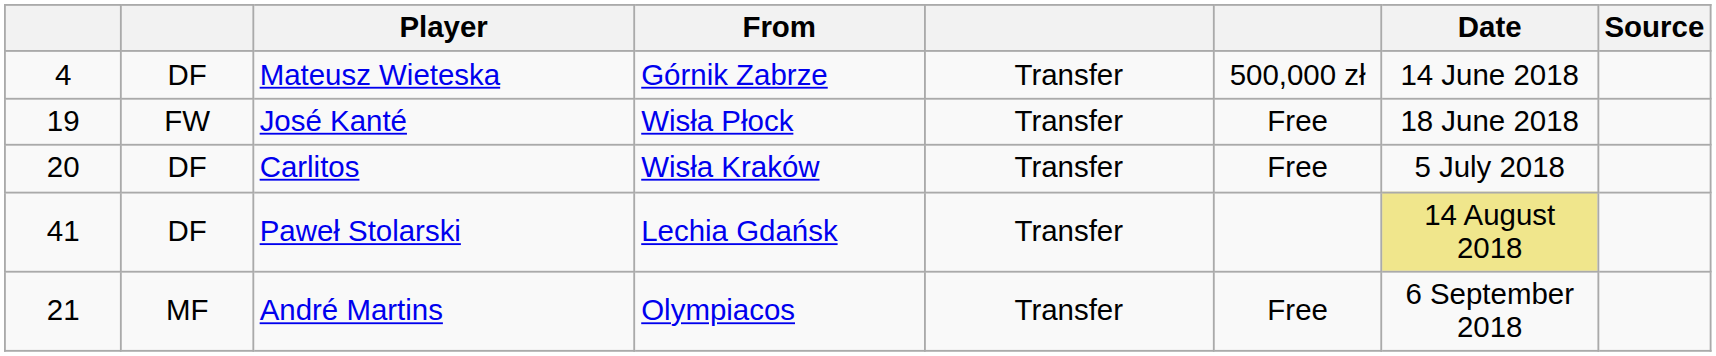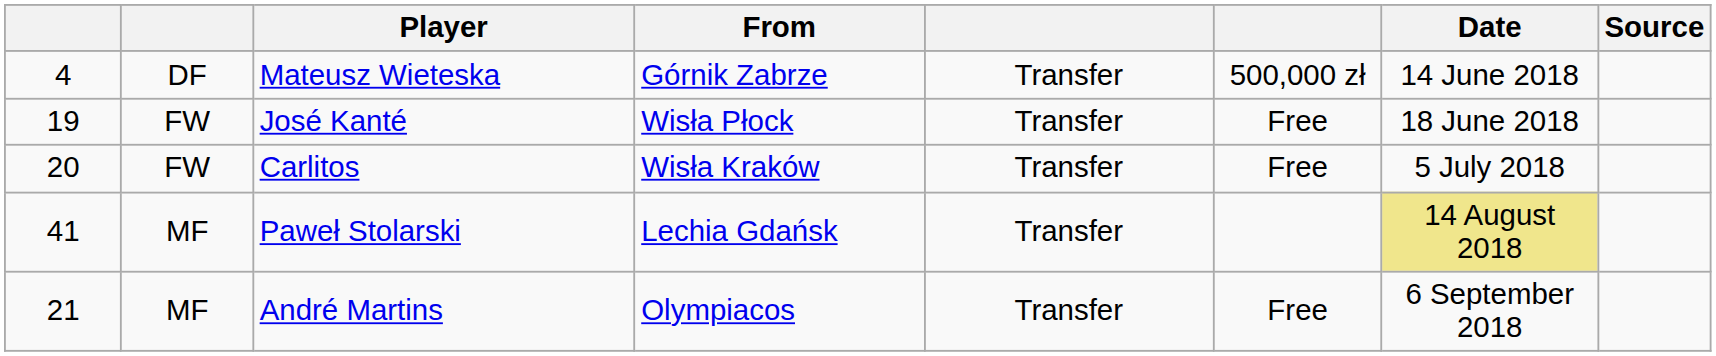(187, 167) DF -> (187, 167) FW
(187, 231) DF -> (187, 231) MF
